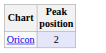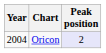+ column: (17, 18)
